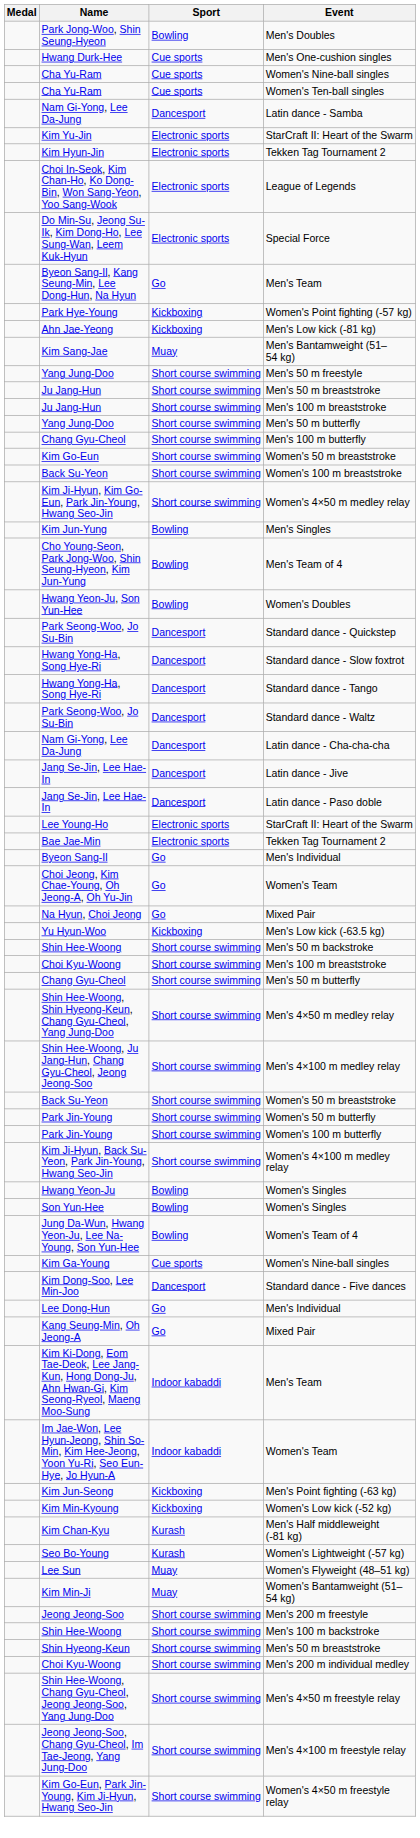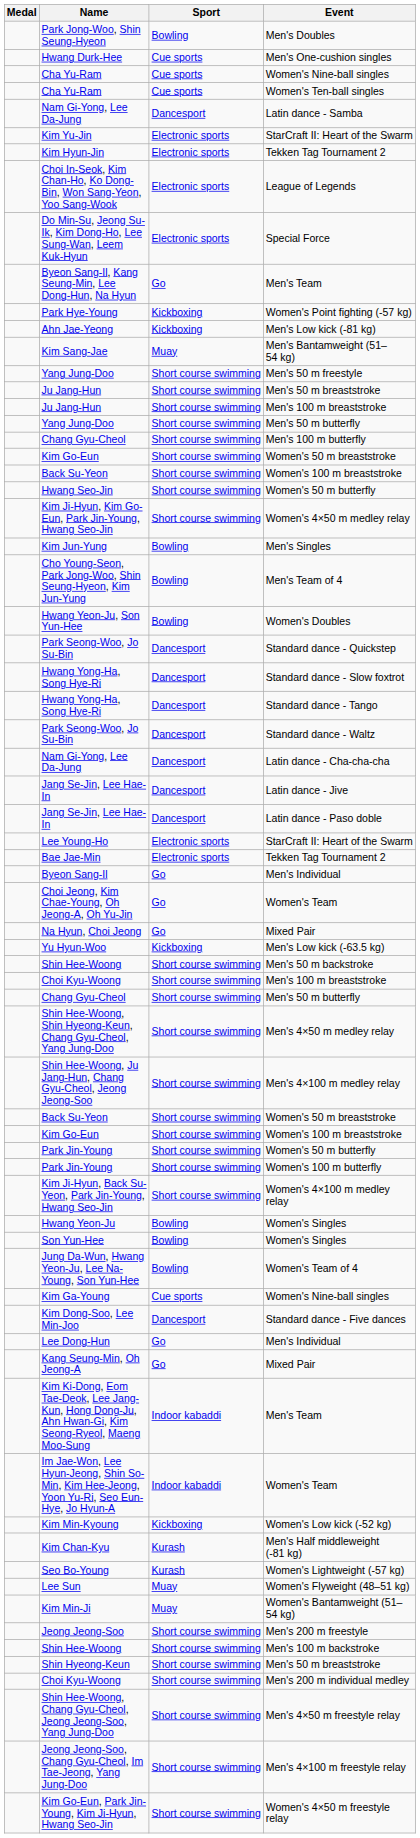+ row: (77, 490)
+ row: (70, 1134)
- row: (77, 1492)
